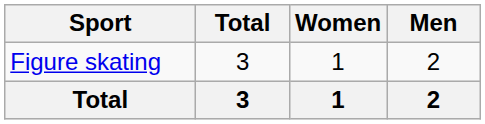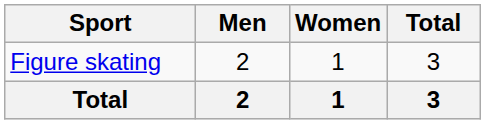columns swapped: (433, 23) <-> (243, 23)
